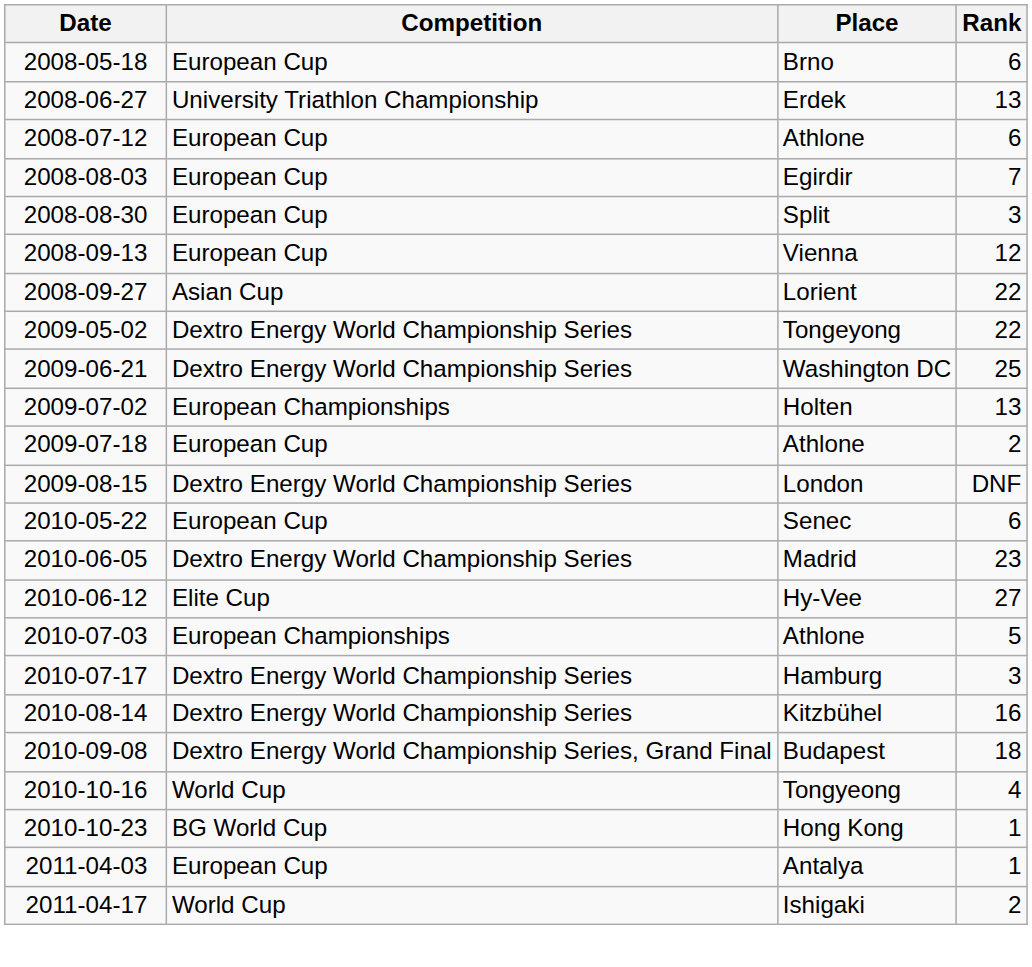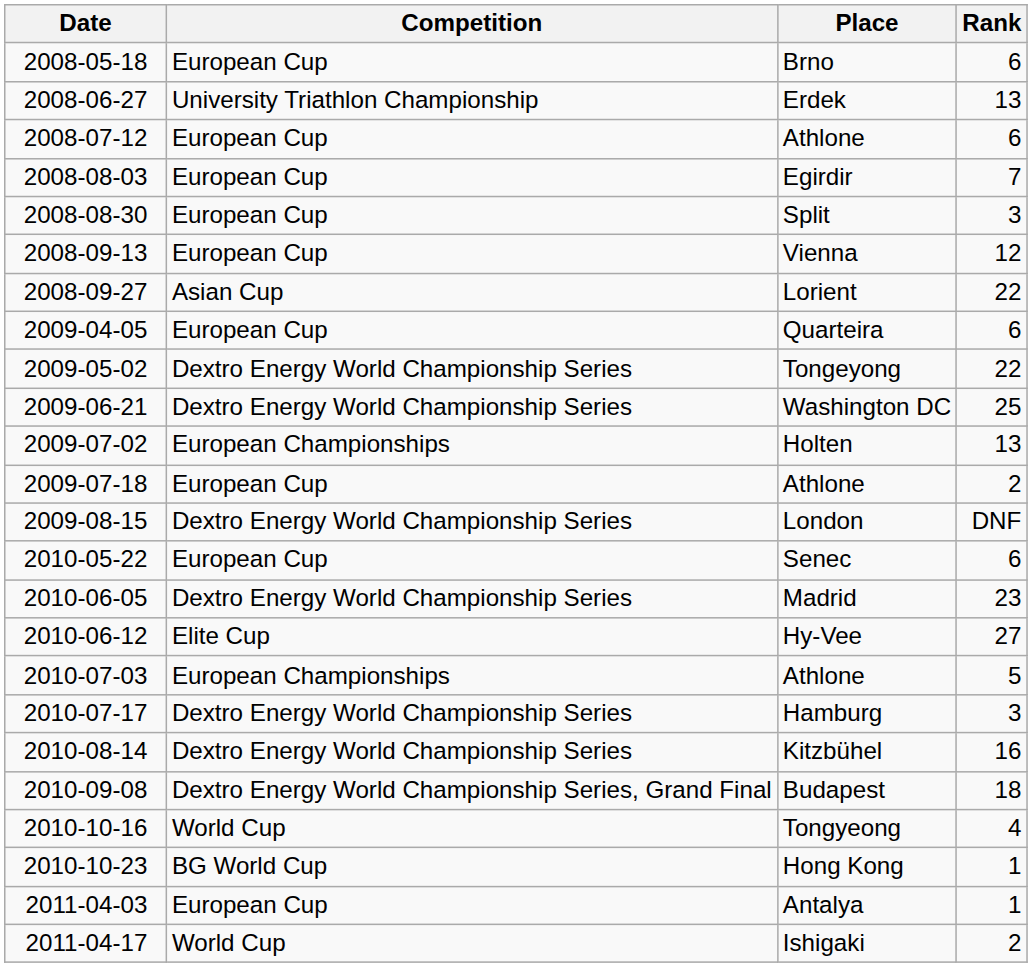+ row: (86, 330)
